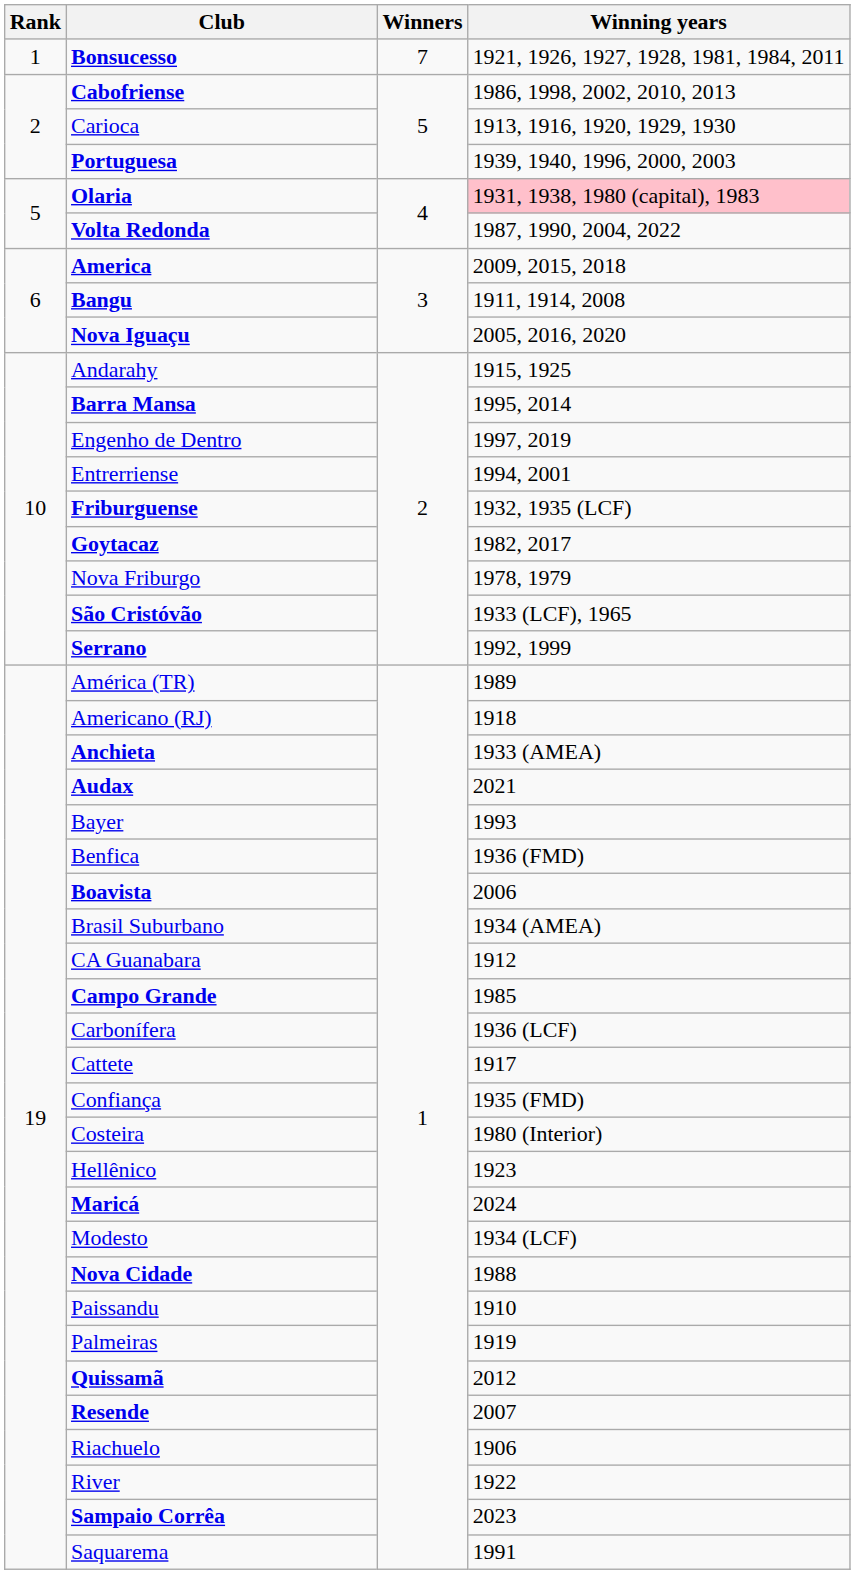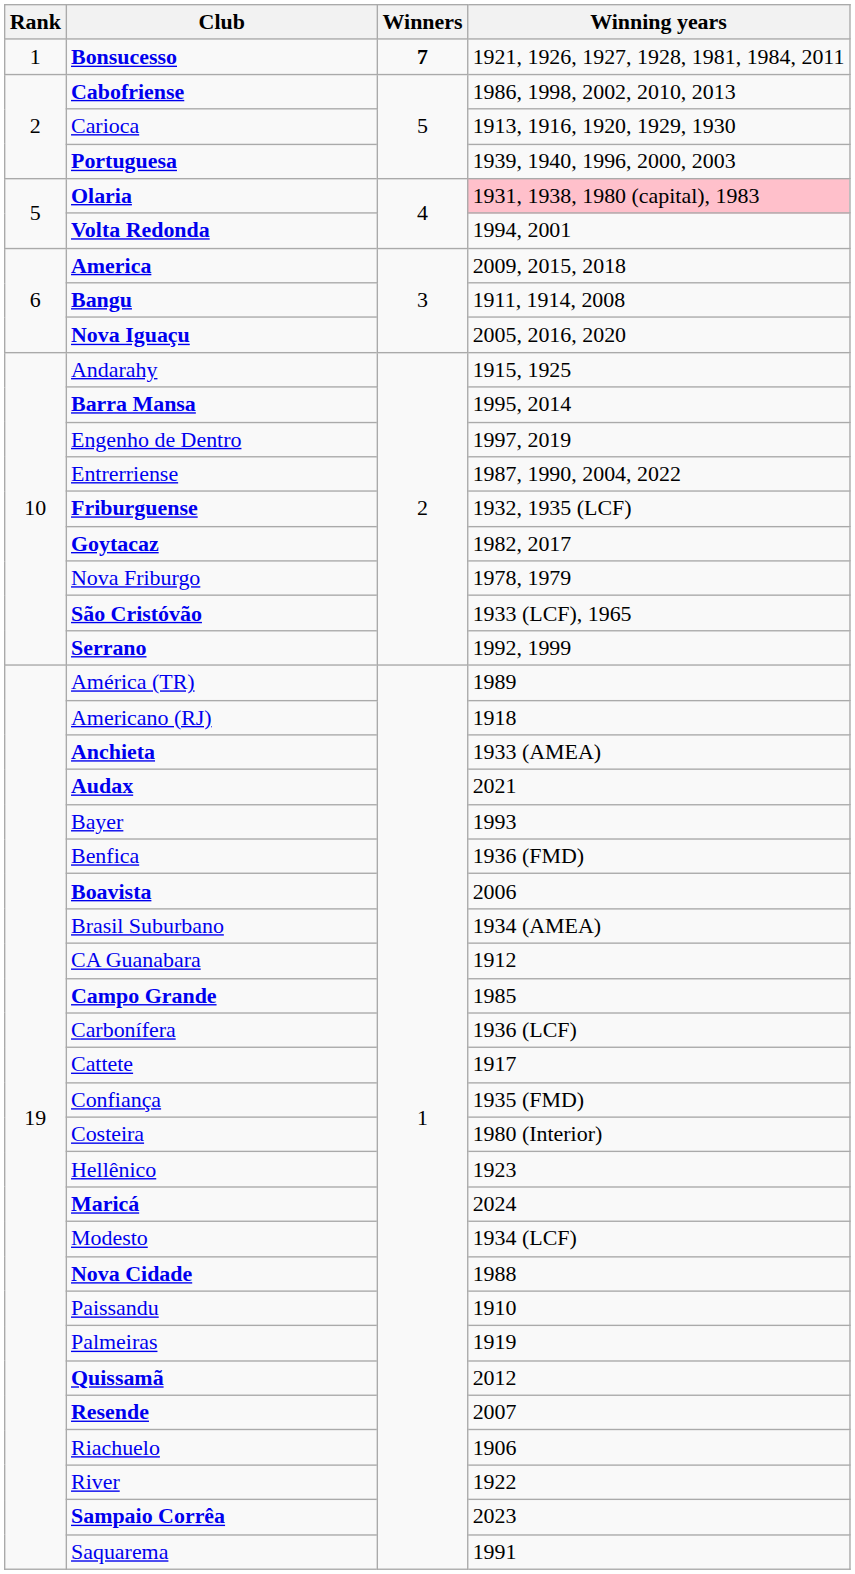(423, 56) normal -> (423, 56) bold
(577, 230) 1987, 1990, 2004, 2022 -> (522, 230) 1994, 2001
(522, 473) 1994, 2001 -> (577, 473) 1987, 1990, 2004, 2022
